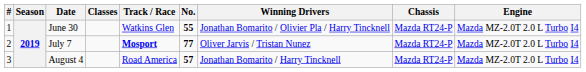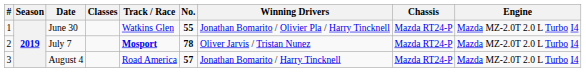(188, 44) 77 -> (188, 44) 78
